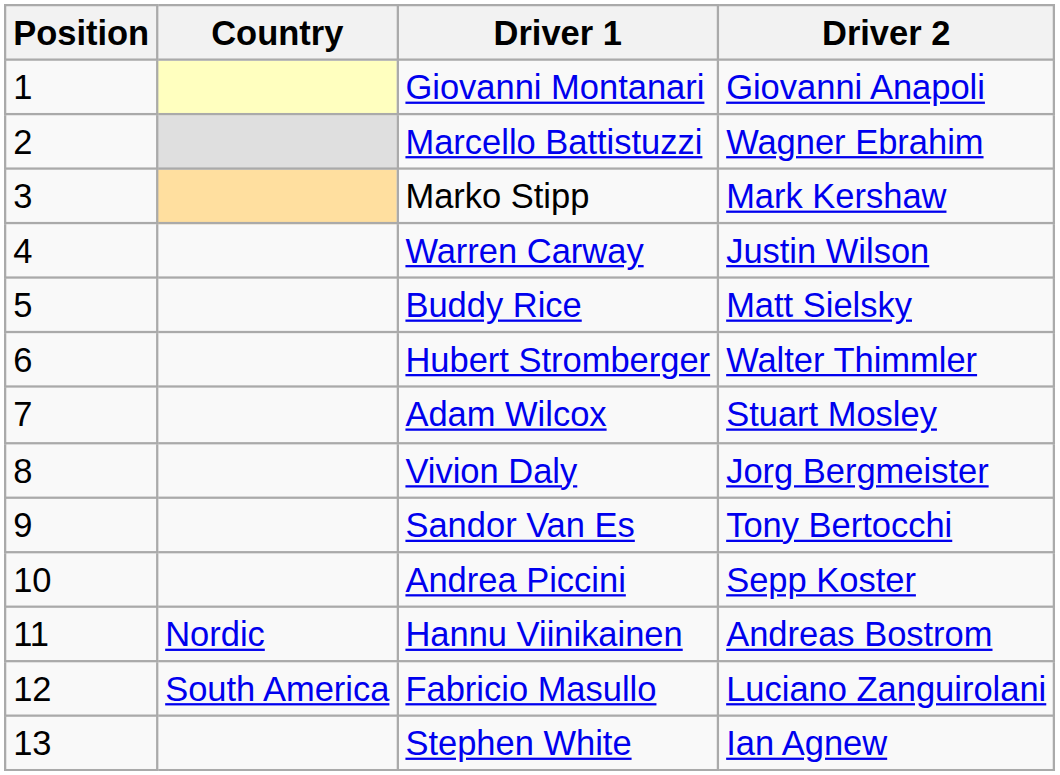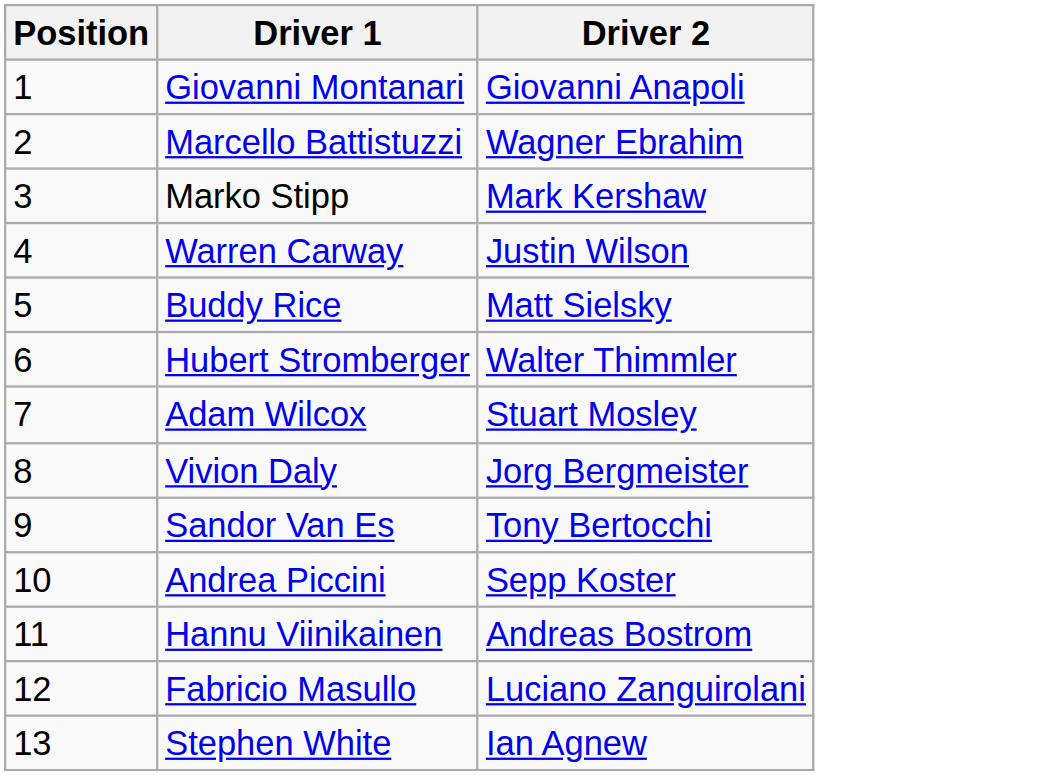- column: (277, 33)
